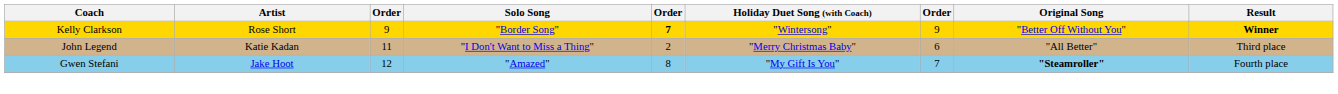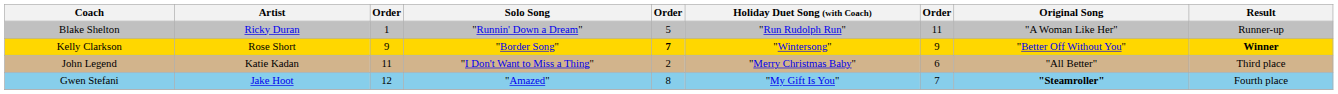+ row: (89, 30)
